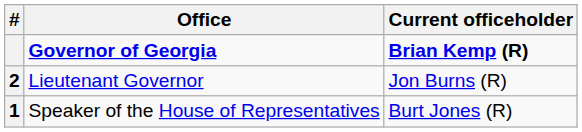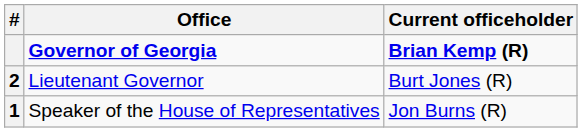(448, 80) Jon Burns (R) -> (450, 80) Burt Jones (R)
(450, 111) Burt Jones (R) -> (448, 111) Jon Burns (R)
